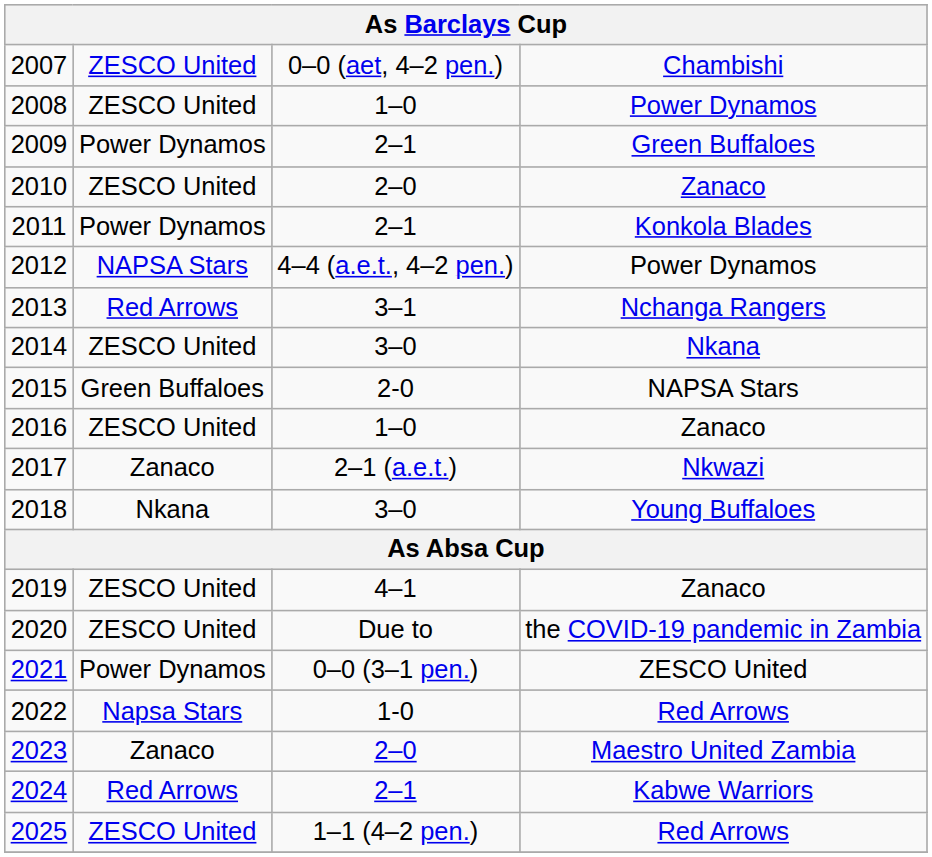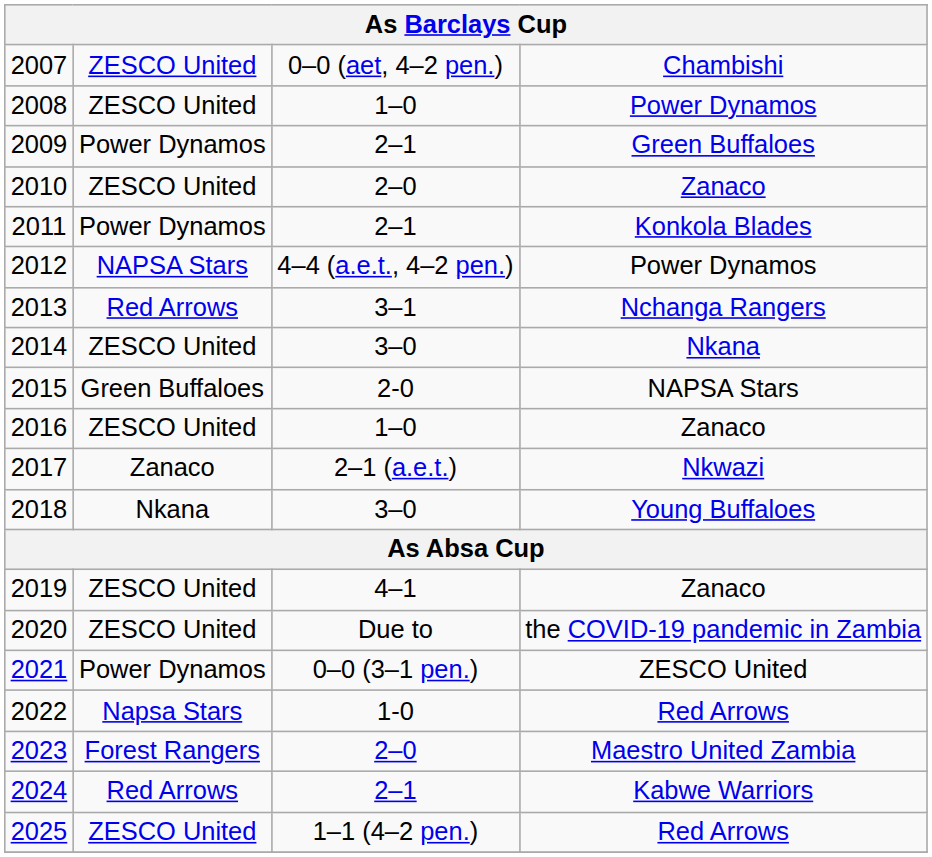(172, 750) Zanaco -> (172, 750) Forest Rangers
